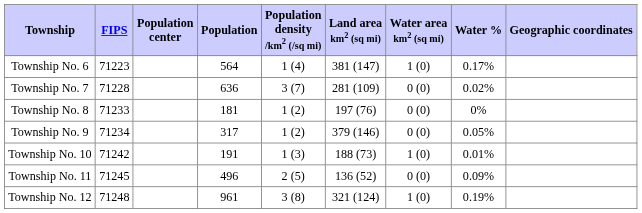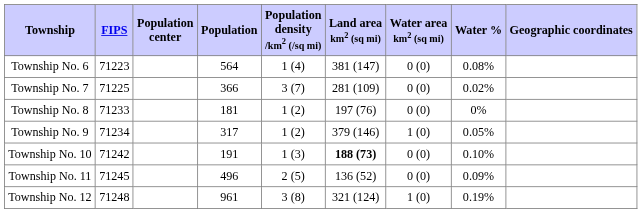(419, 66) 1 (0) -> (419, 66) 0 (0)
(478, 66) 0.17% -> (478, 66) 0.08%
(114, 88) 71228 -> (114, 88) 71225
(229, 88) 636 -> (229, 88) 366
(419, 132) 0 (0) -> (419, 132) 1 (0)
(356, 154) normal -> (356, 154) bold
(419, 154) 1 (0) -> (419, 154) 0 (0)
(478, 154) 0.01% -> (478, 154) 0.10%
